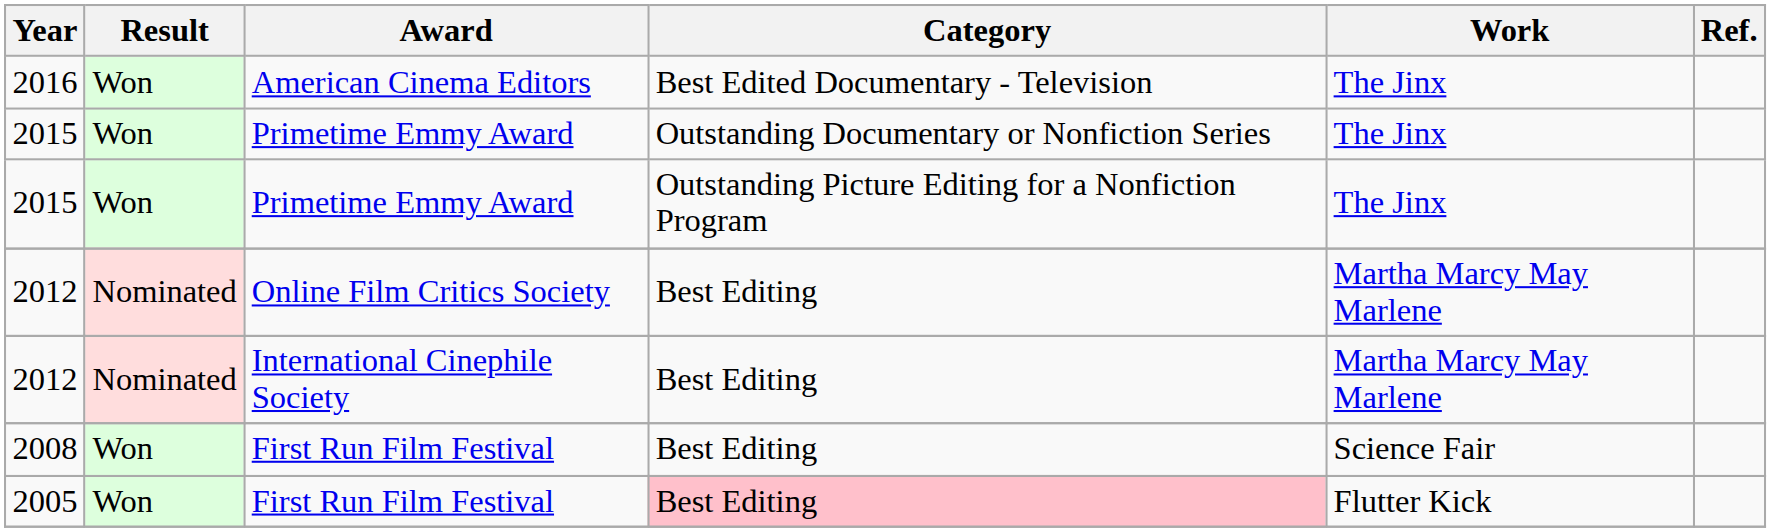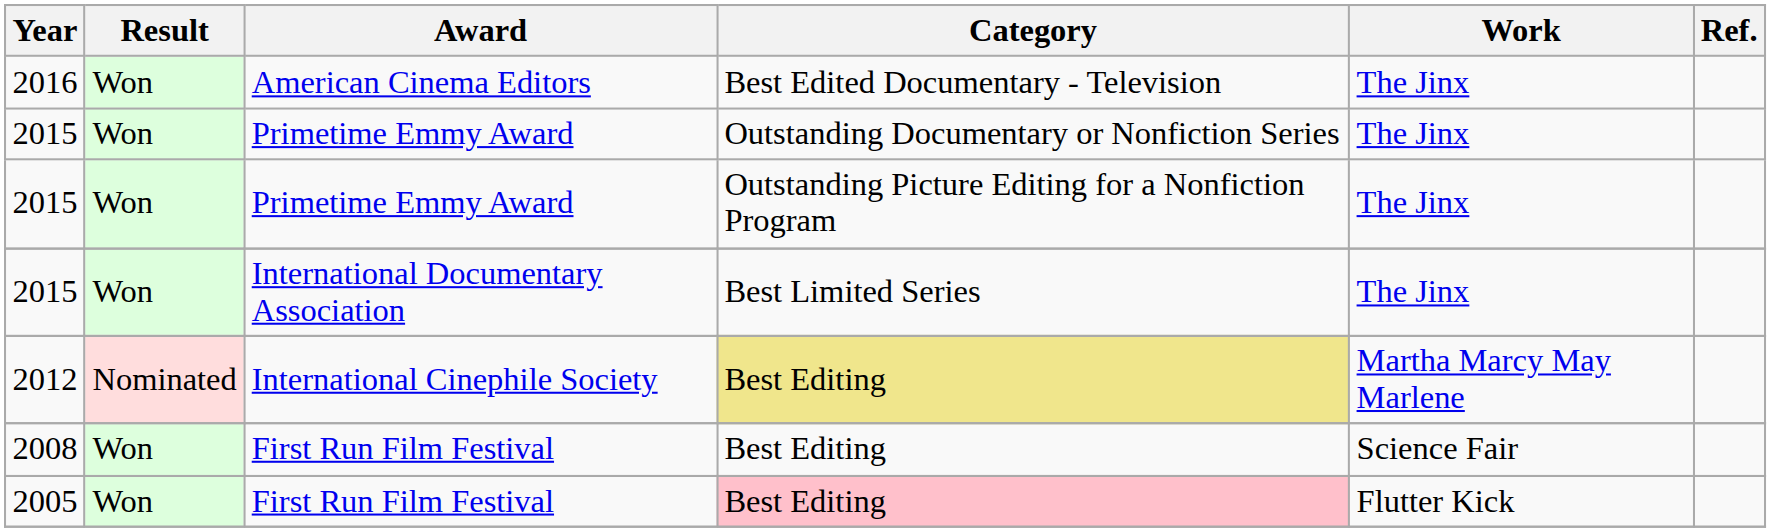+ row: (45, 291)
- row: (45, 291)
(736, 379) no background -> (805, 379) khaki background
